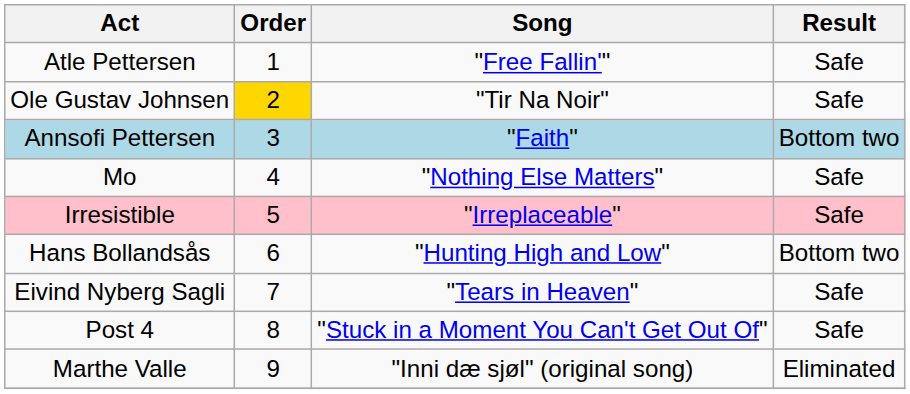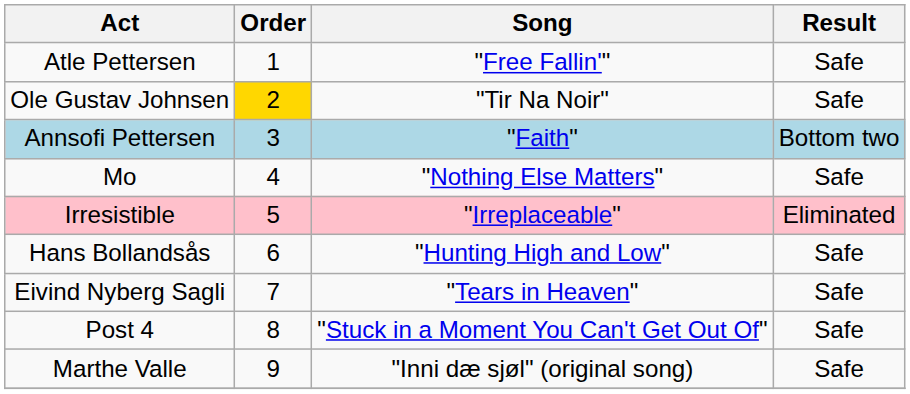(839, 215) Safe -> (839, 215) Eliminated
(839, 253) Bottom two -> (839, 253) Safe
(839, 368) Eliminated -> (839, 368) Safe
